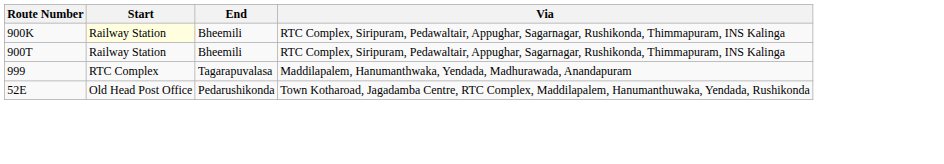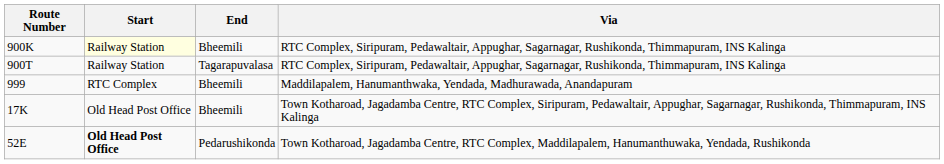(220, 52) Bheemili -> (236, 65) Tagarapuvalasa
(235, 71) Tagarapuvalasa -> (221, 84) Bheemili
+ row: (17, 110)
(141, 90) normal -> (125, 142) bold
